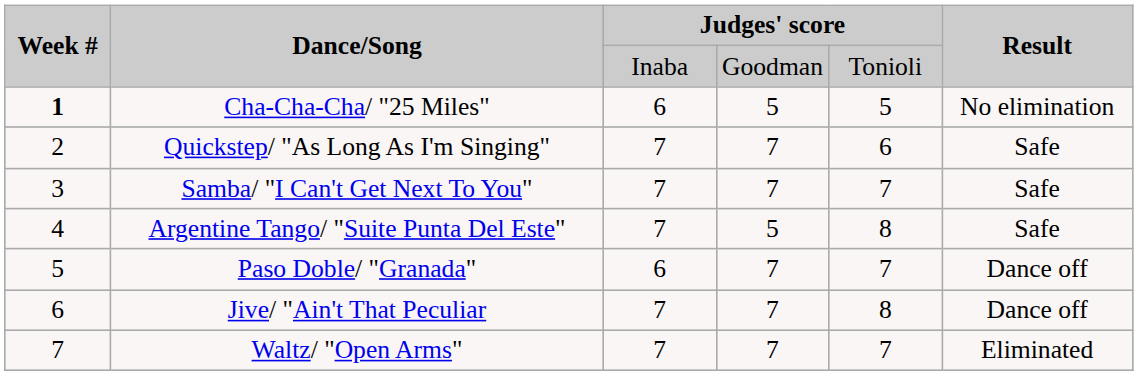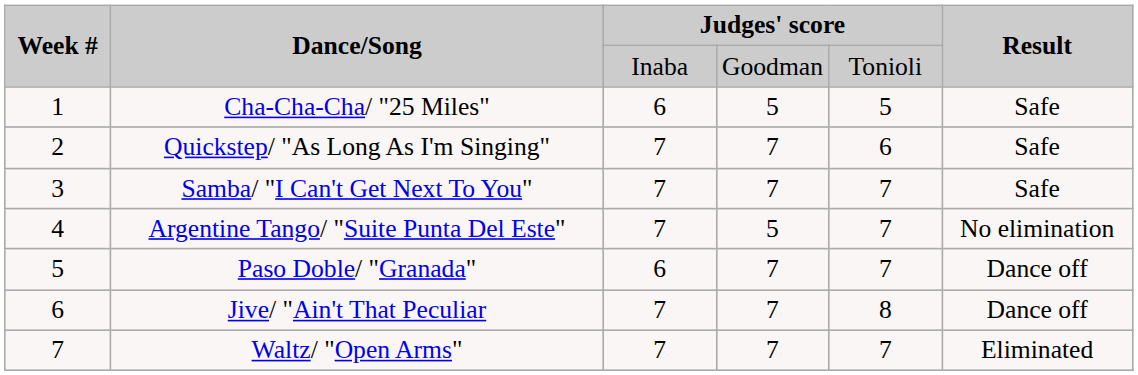(58, 106) bold -> (58, 106) normal
(1037, 106) No elimination -> (1037, 106) Safe
(885, 228) 8 -> (885, 228) 7
(1037, 228) Safe -> (1037, 228) No elimination
